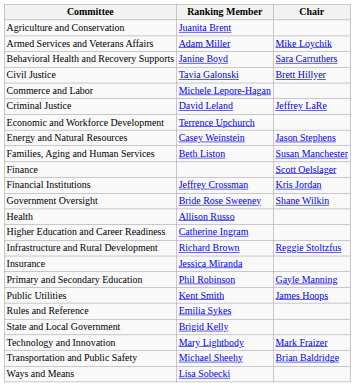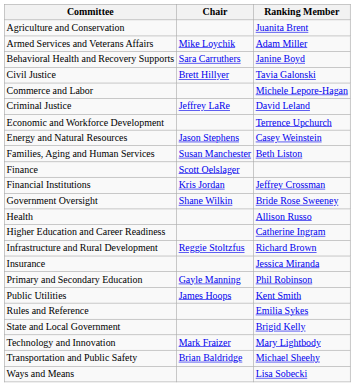columns swapped: (312, 12) <-> (225, 12)
